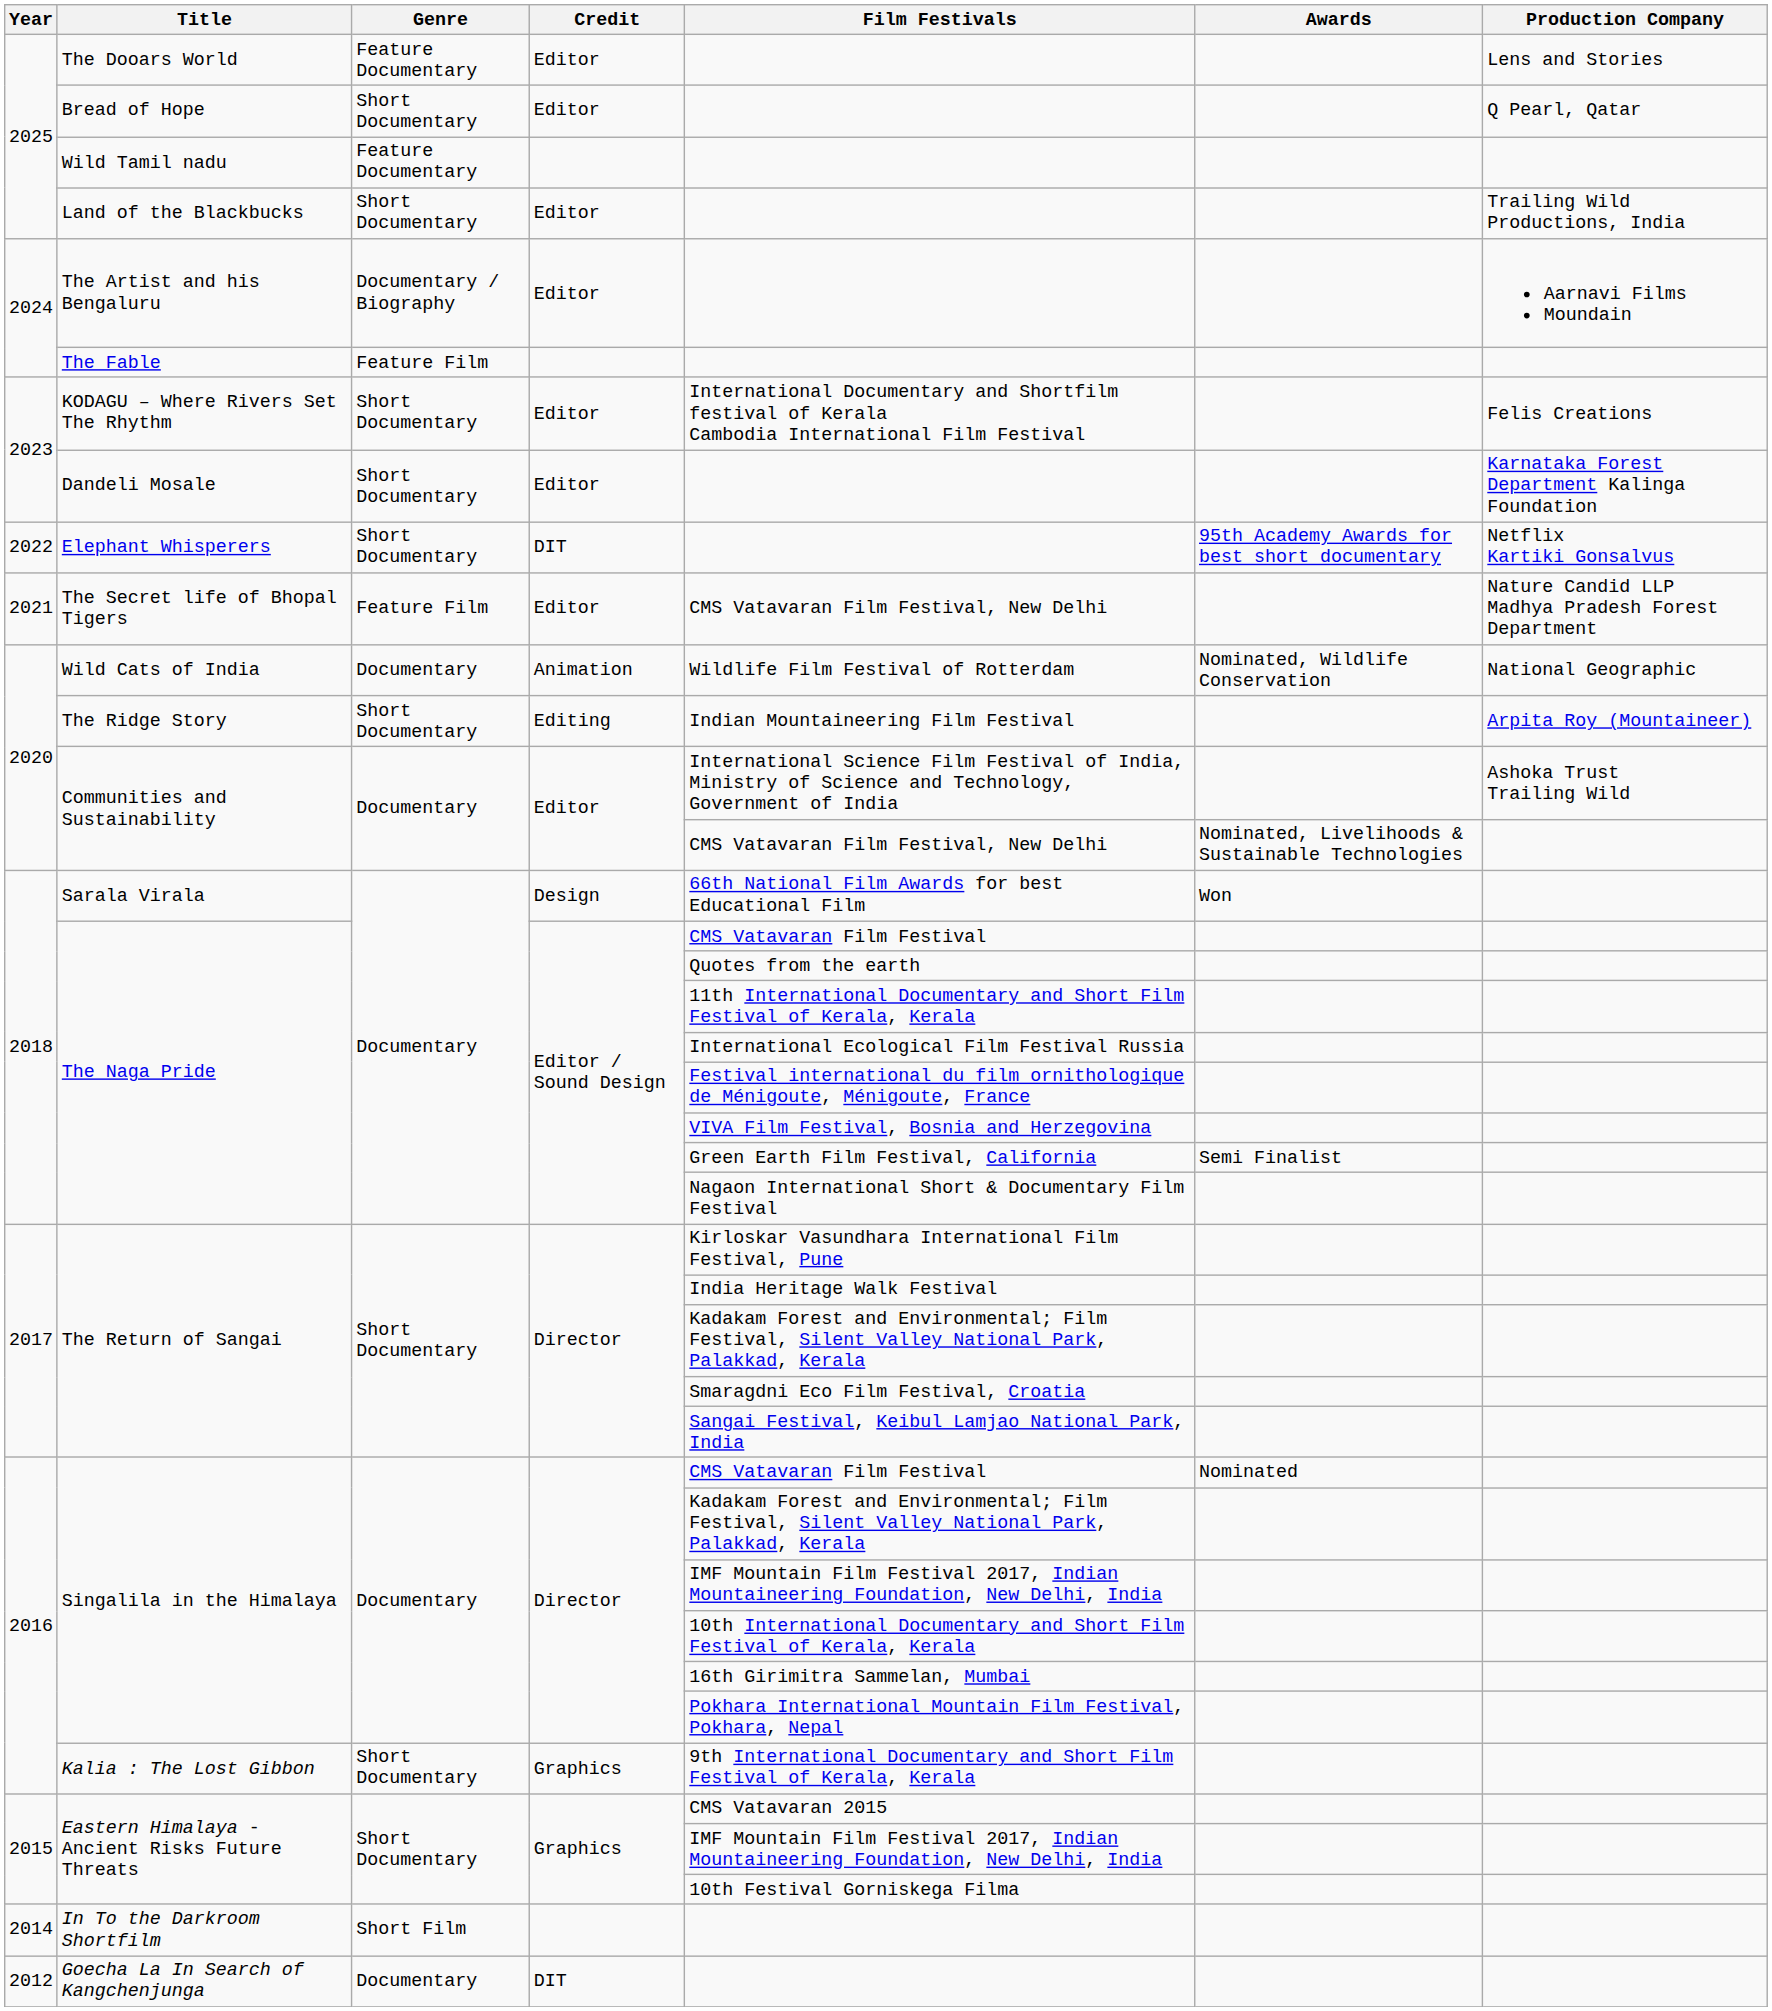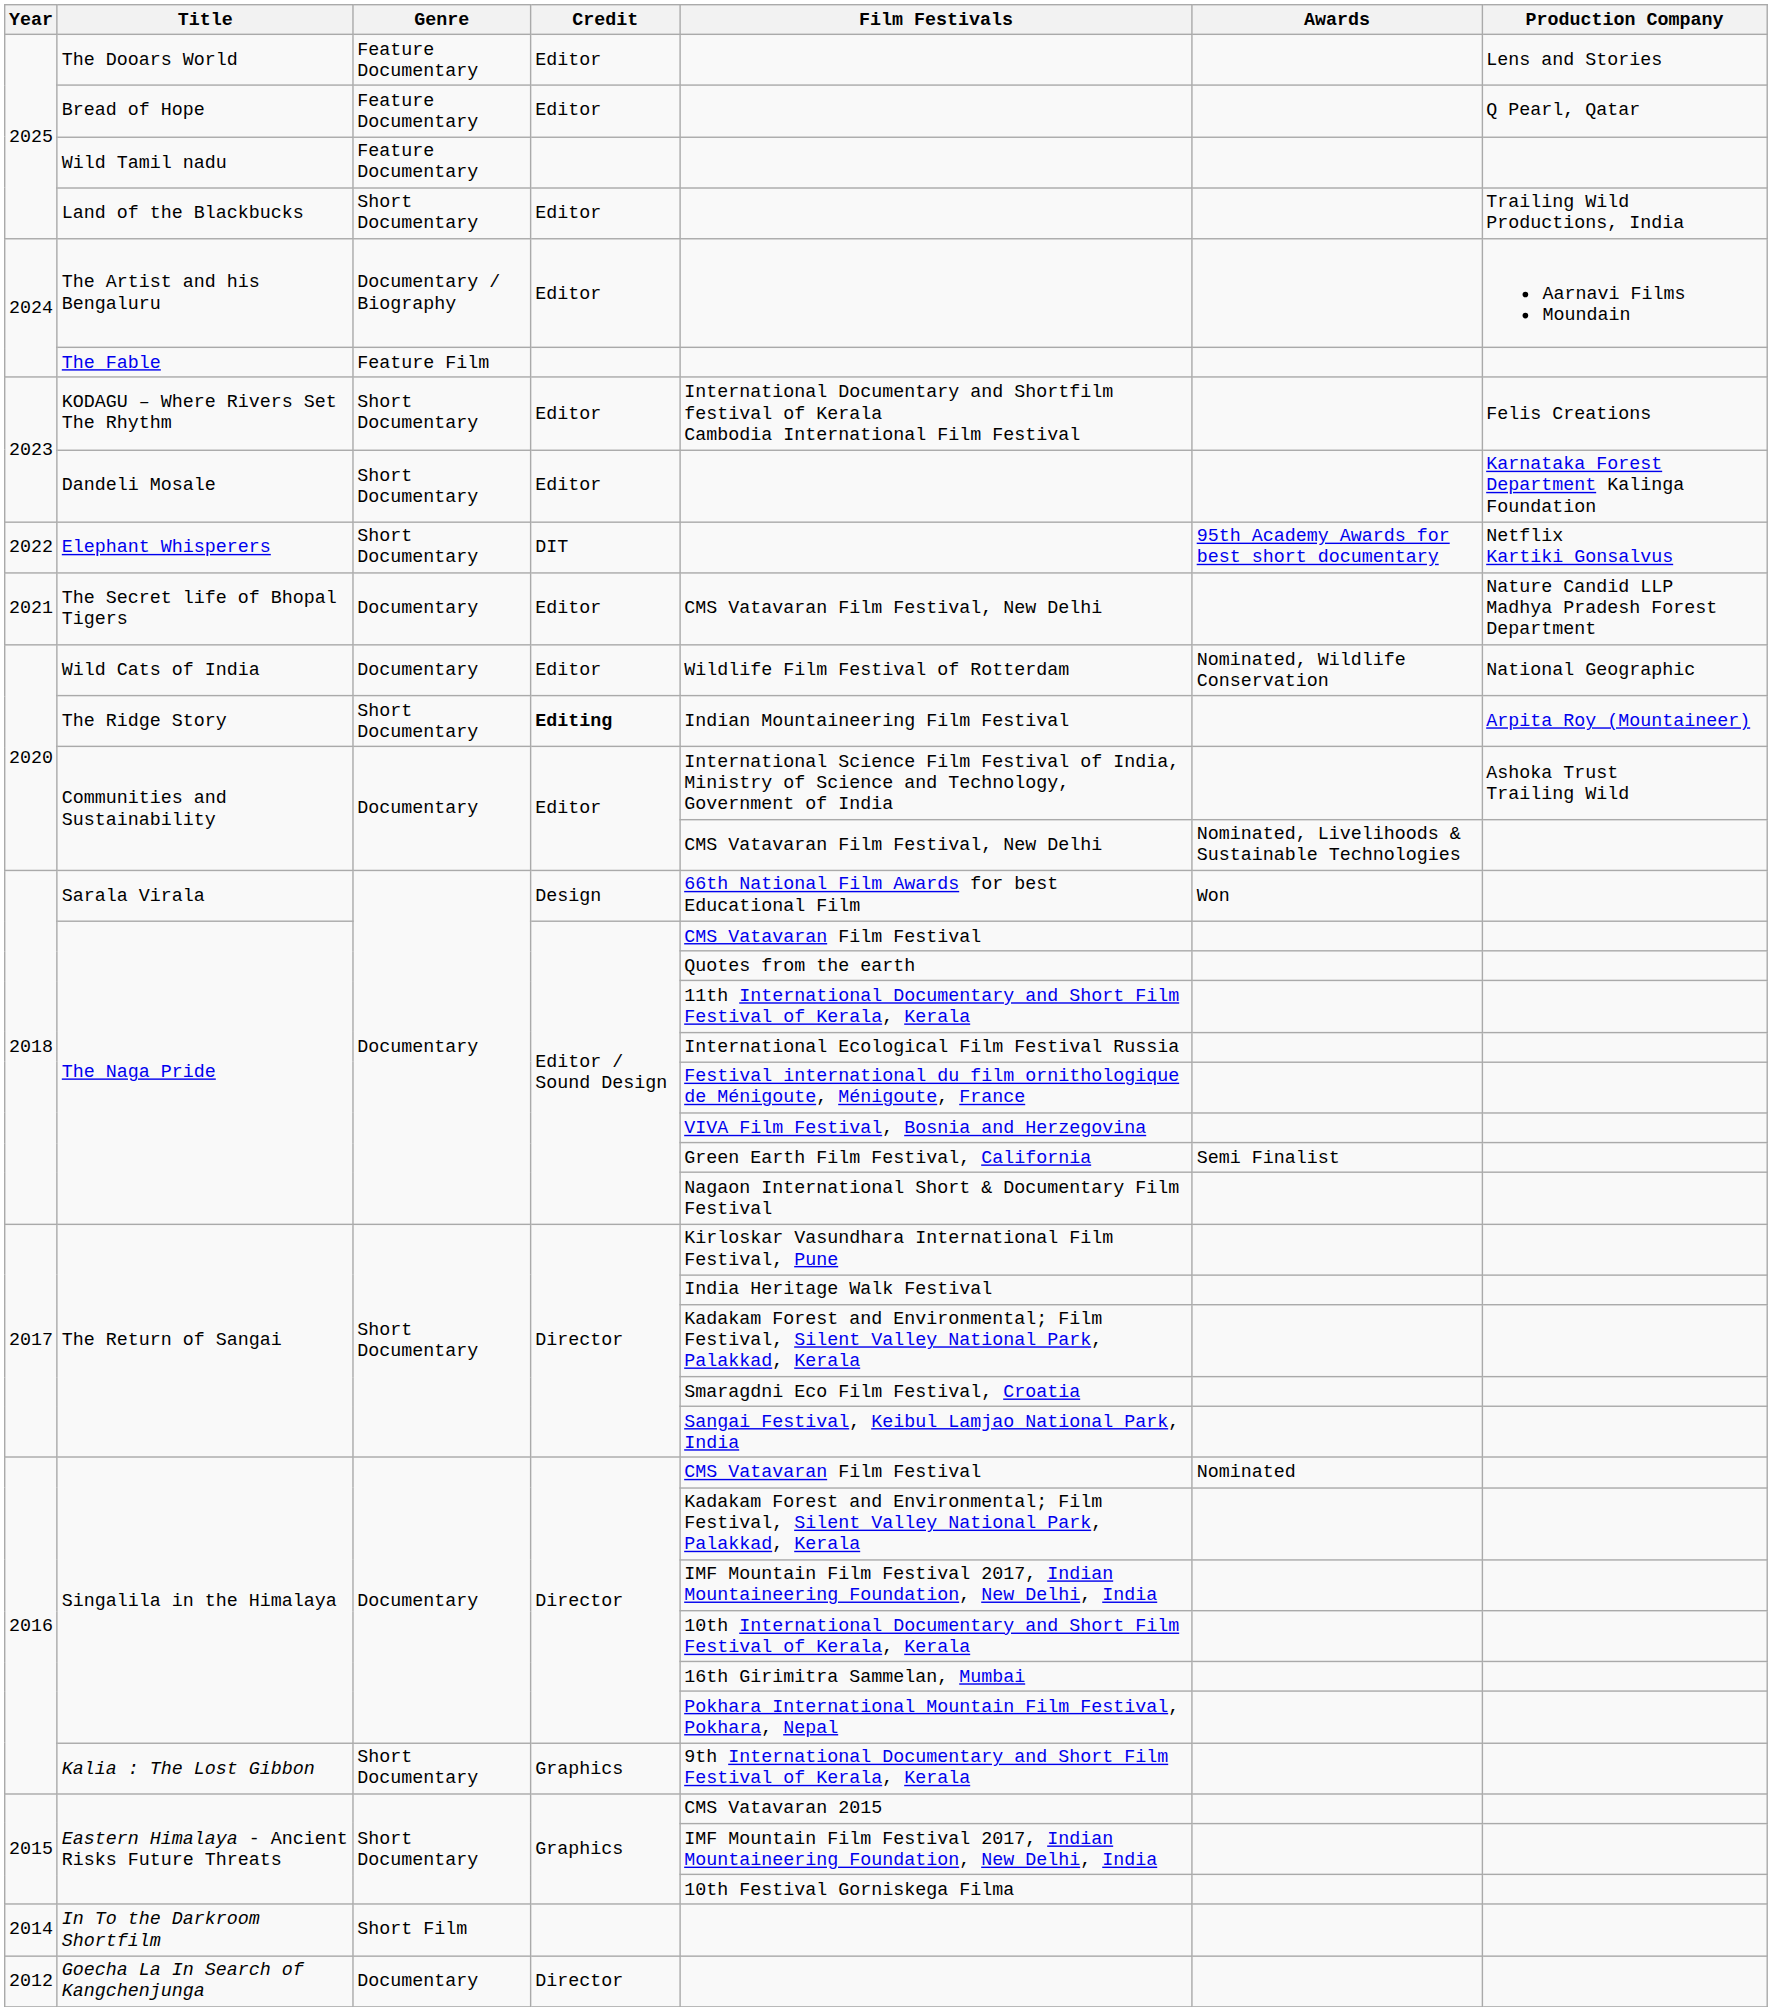(417, 111) Short Documentary -> (418, 111) Feature Documentary
(422, 609) Feature Film -> (418, 609) Documentary
(583, 670) Animation -> (568, 670) Editor
(572, 721) normal -> (574, 721) bold
(550, 1981) DIT -> (579, 1981) Director
